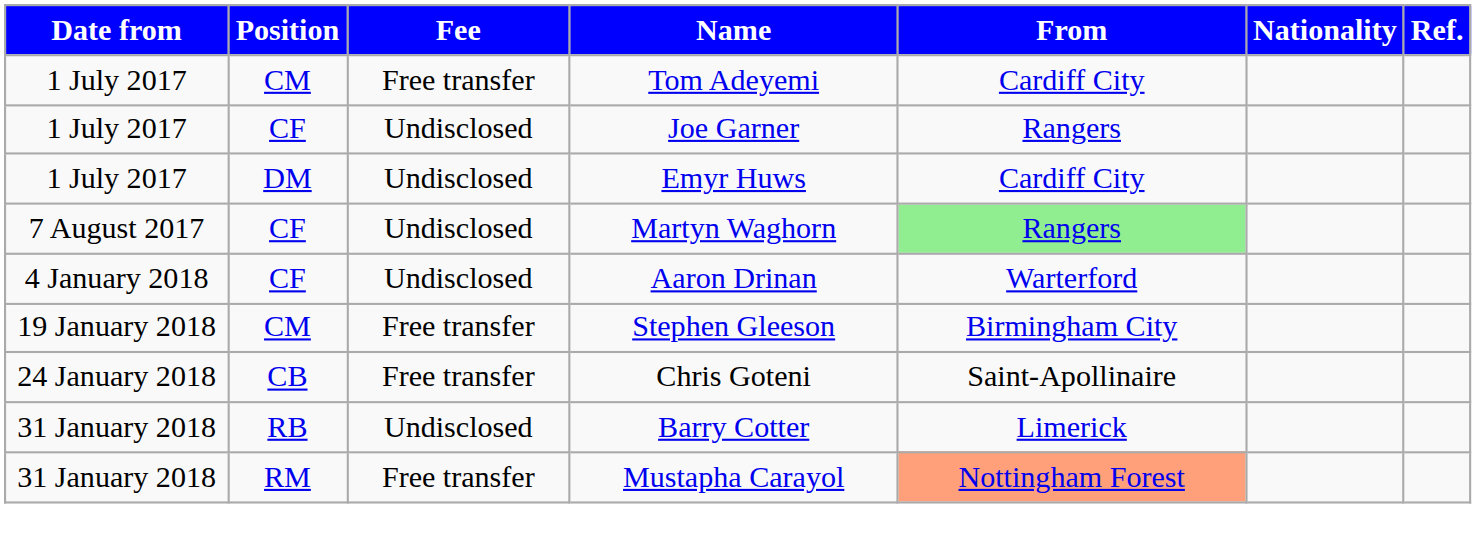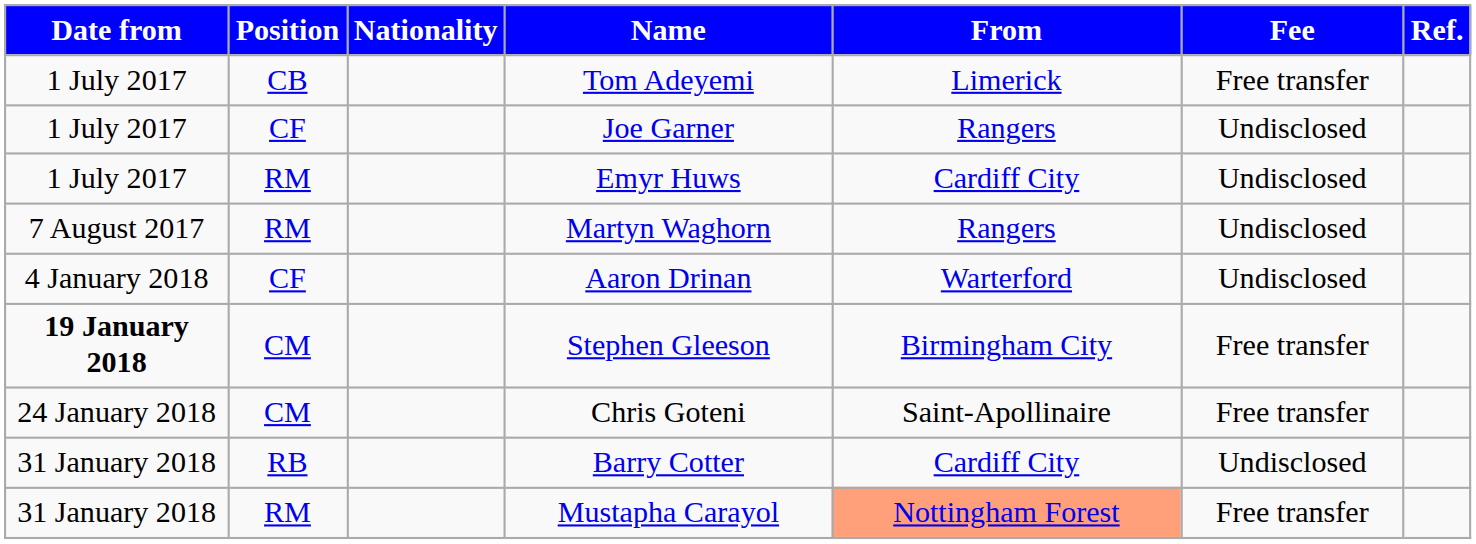columns swapped: (1325, 29) <-> (458, 29)
(287, 79) CM -> (287, 79) CB
(1072, 79) Cardiff City -> (1006, 79) Limerick
(287, 178) DM -> (287, 178) RM
(287, 228) CF -> (287, 228) RM
(1072, 228) lightgreen background -> (1006, 228) no background
(117, 327) normal -> (117, 345) bold
(287, 377) CB -> (287, 412) CM
(1072, 426) Limerick -> (1006, 462) Cardiff City
